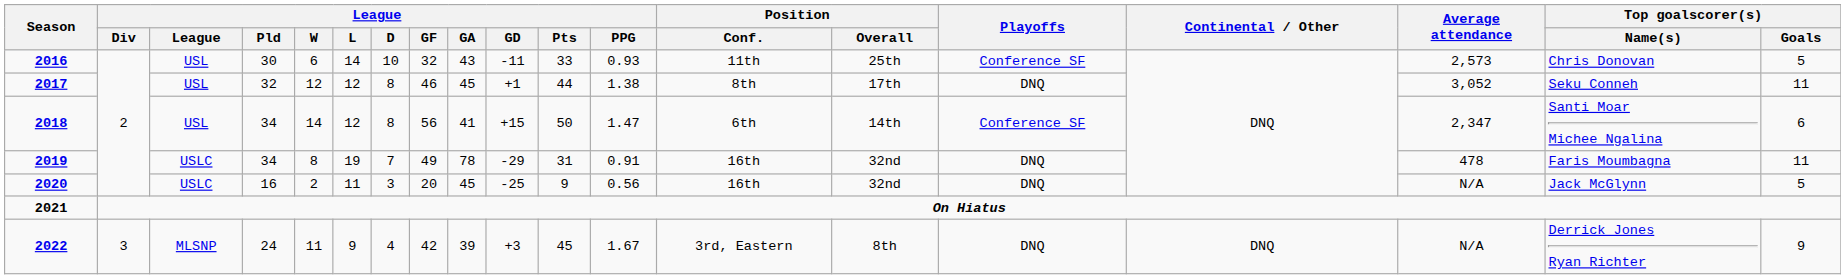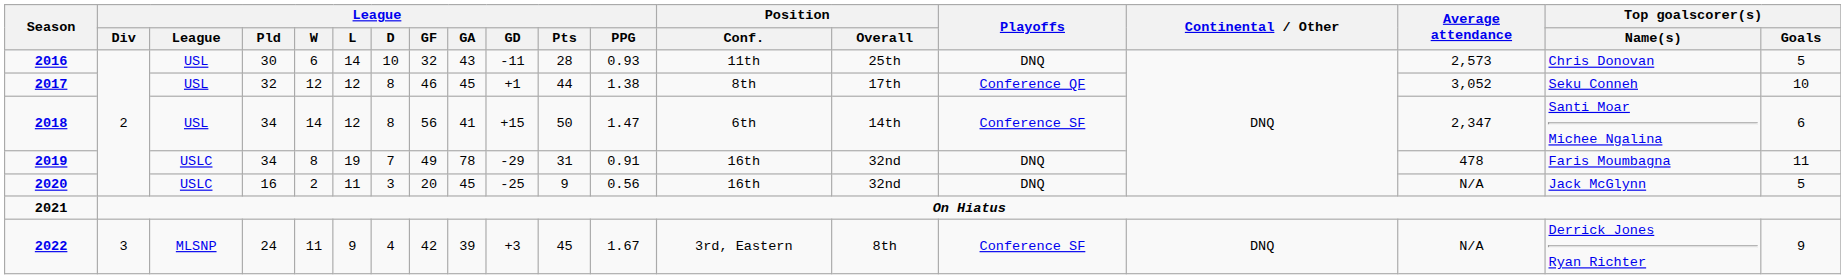(565, 61) 33 -> (565, 61) 28
(1032, 61) Conference SF -> (1032, 61) DNQ
(1032, 84) DNQ -> (1032, 84) Conference QF
(1801, 84) 11 -> (1801, 84) 10
(1032, 246) DNQ -> (1032, 246) Conference SF
